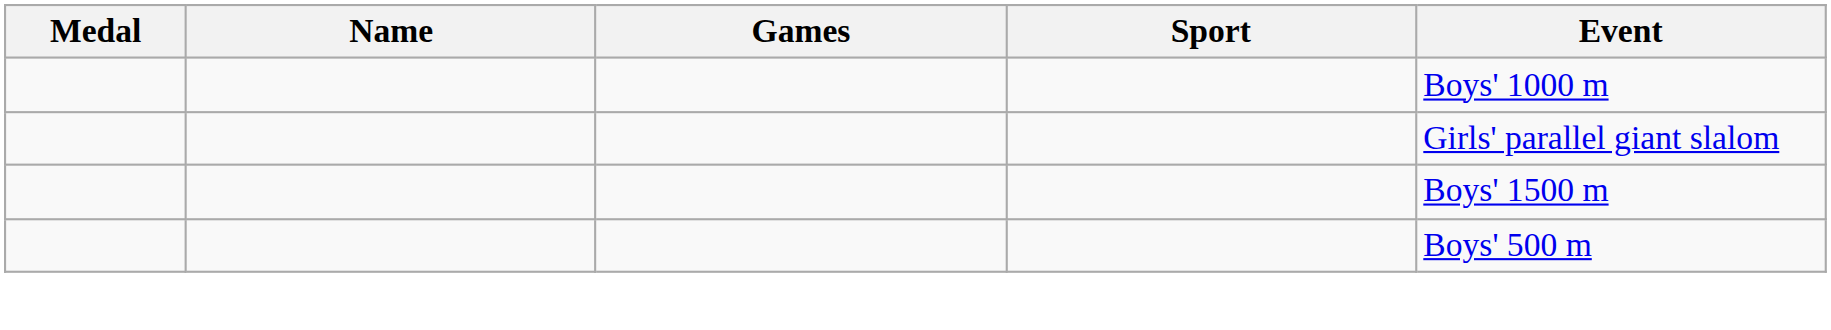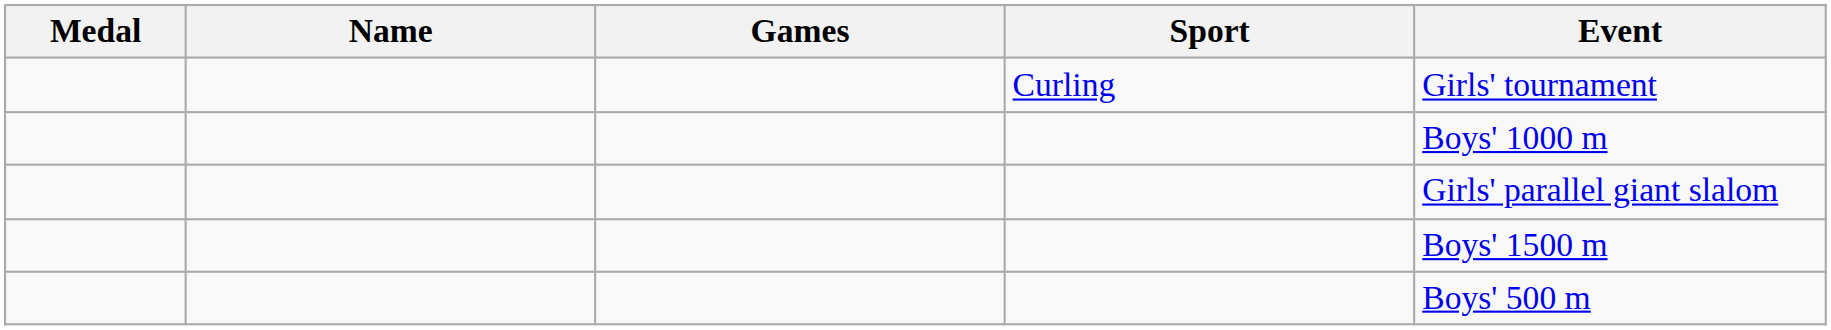+ row: (96, 85)
